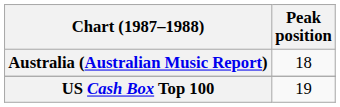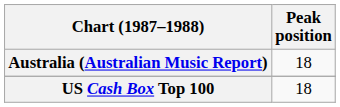(304, 89) 19 -> (304, 89) 18
